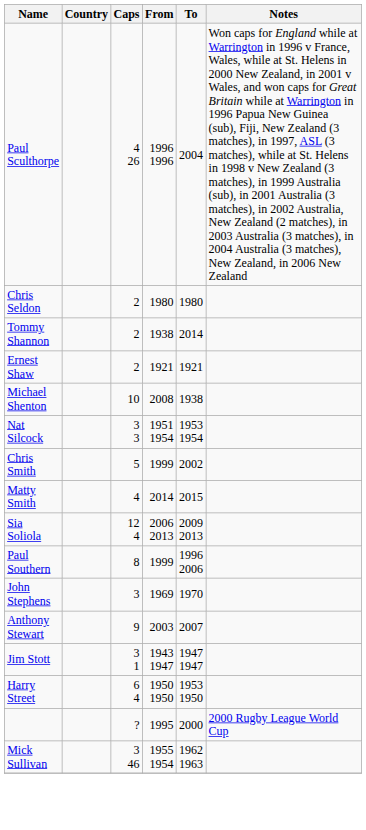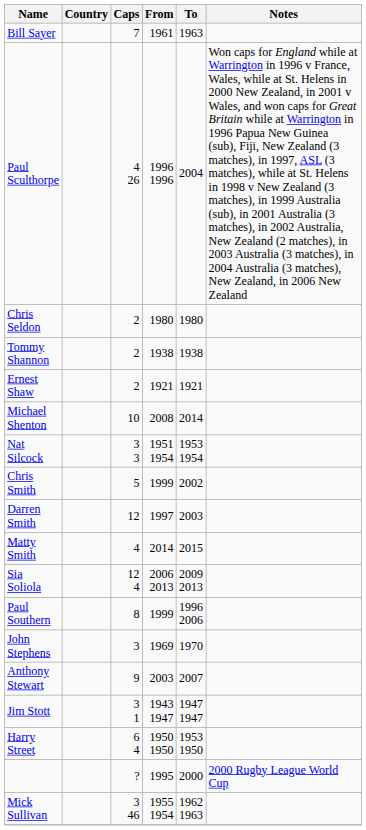+ row: (31, 33)
(191, 334) 2014 -> (191, 353) 1938
(191, 399) 1938 -> (191, 418) 2014
+ row: (24, 516)
